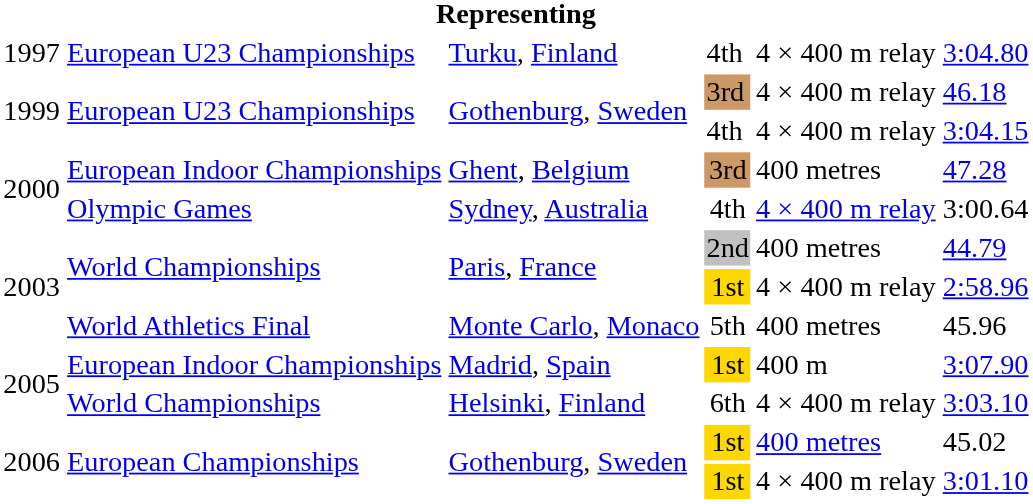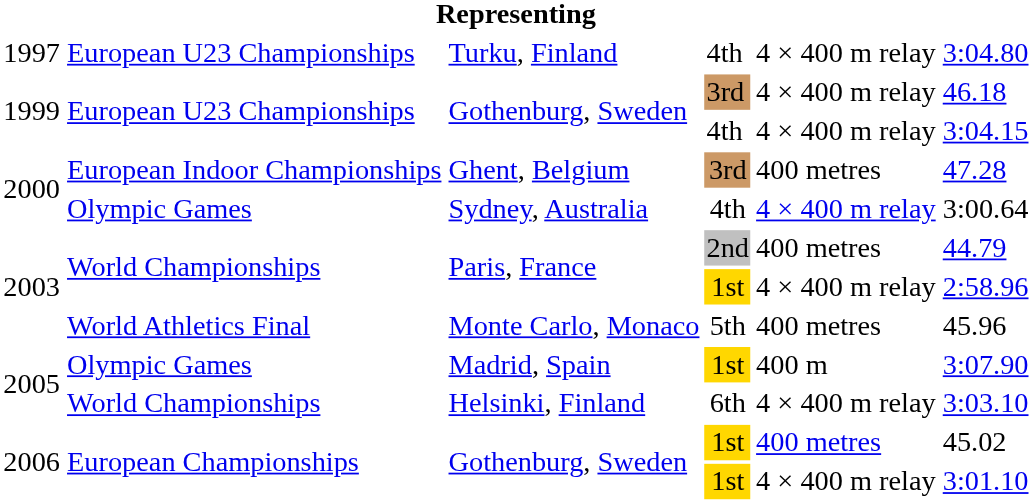(254, 364) European Indoor Championships -> (159, 364) Olympic Games
